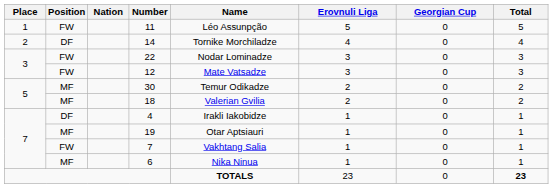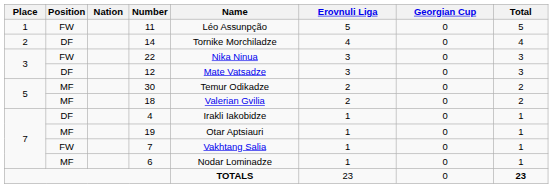(235, 57) Nodar Lominadze -> (235, 57) Nika Ninua
(67, 72) FW -> (67, 72) DF
(235, 161) Nika Ninua -> (235, 161) Nodar Lominadze
